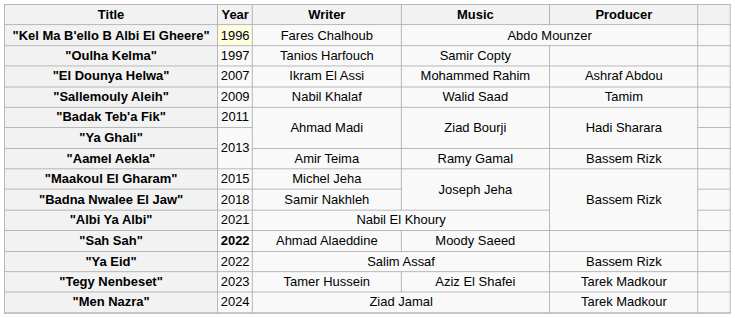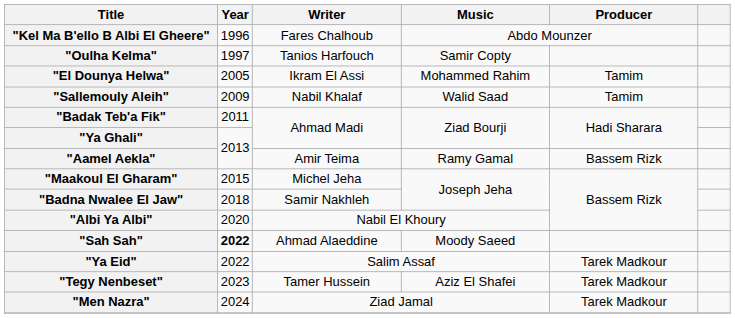(235, 35) lightyellow background -> (235, 35) no background
(235, 76) 2007 -> (235, 76) 2005
(624, 76) Ashraf Abdou -> (624, 76) Tamim
(235, 220) 2021 -> (235, 220) 2020
(624, 261) Bassem Rizk -> (624, 261) Tarek Madkour
